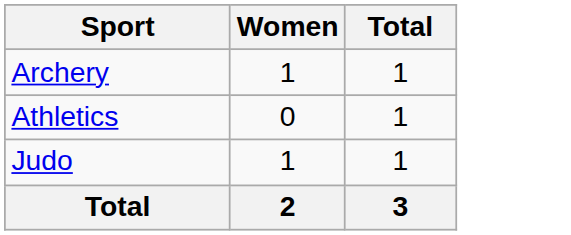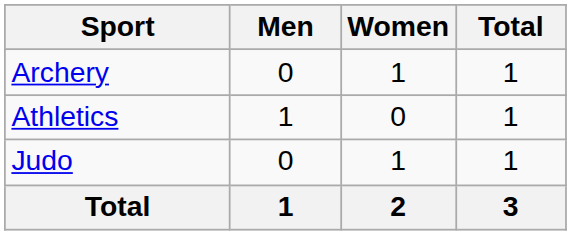+ column: (286, 26)
